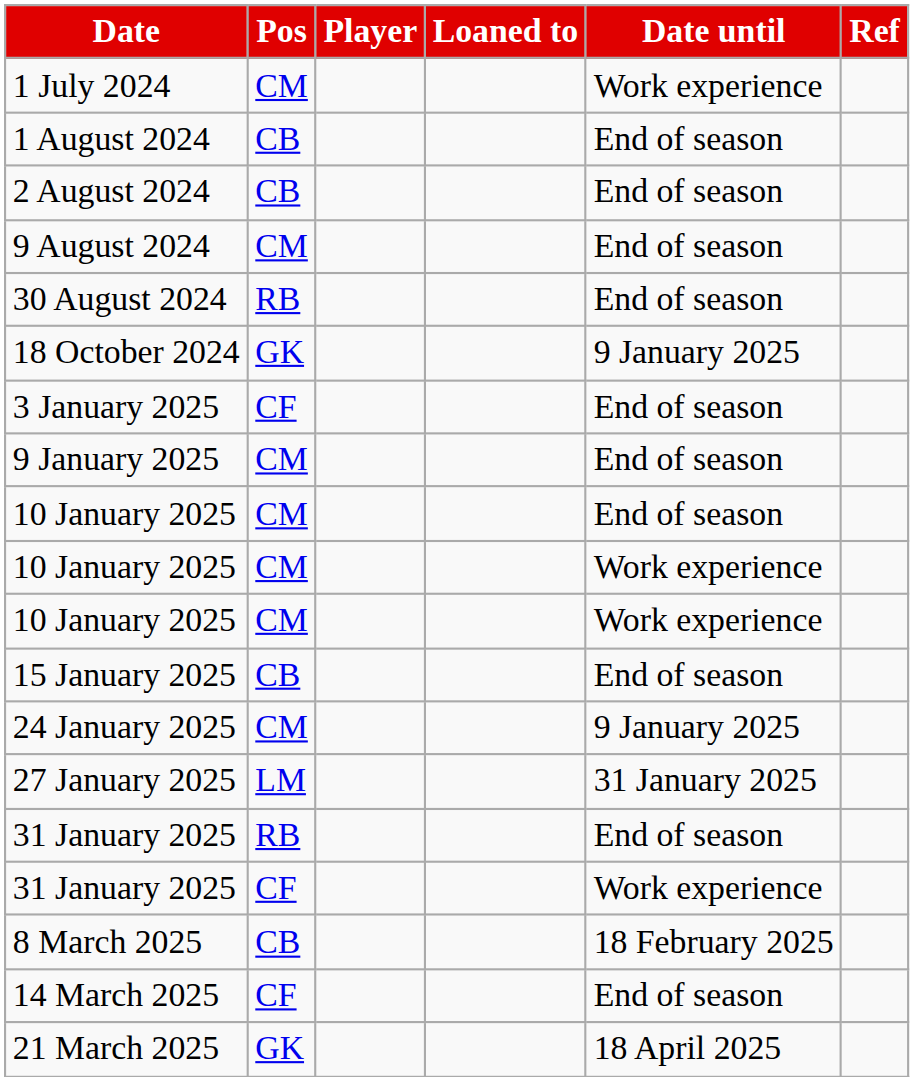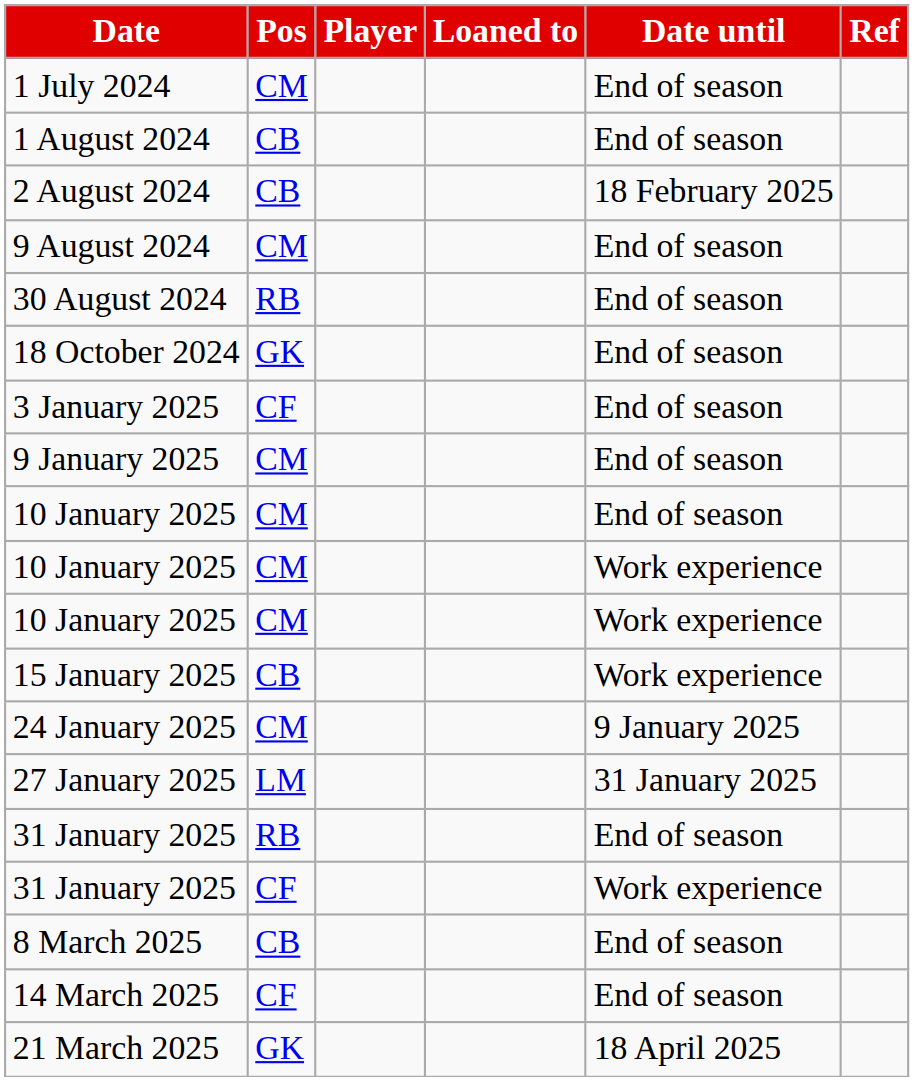(708, 84) Work experience -> (688, 84) End of season
(688, 191) End of season -> (714, 191) 18 February 2025
(697, 352) 9 January 2025 -> (688, 352) End of season
(688, 673) End of season -> (708, 673) Work experience
(714, 941) 18 February 2025 -> (688, 941) End of season
